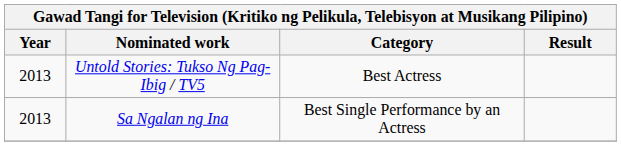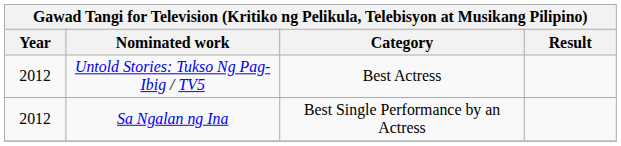(35, 76) 2013 -> (35, 76) 2012
(35, 119) 2013 -> (35, 119) 2012
